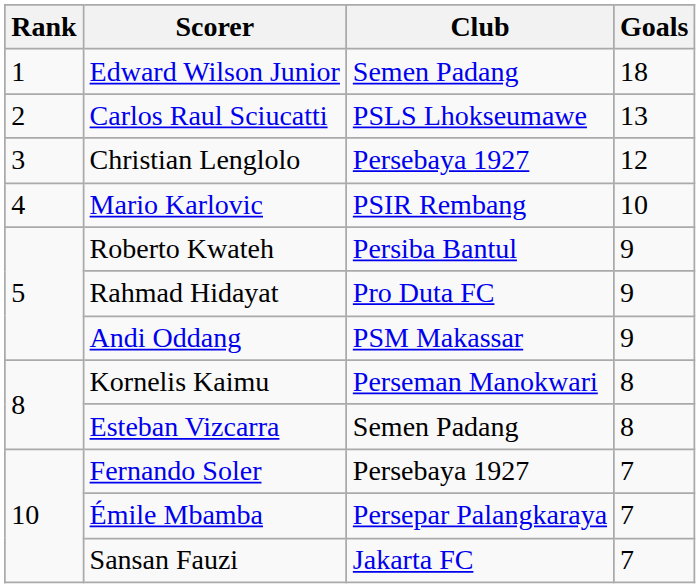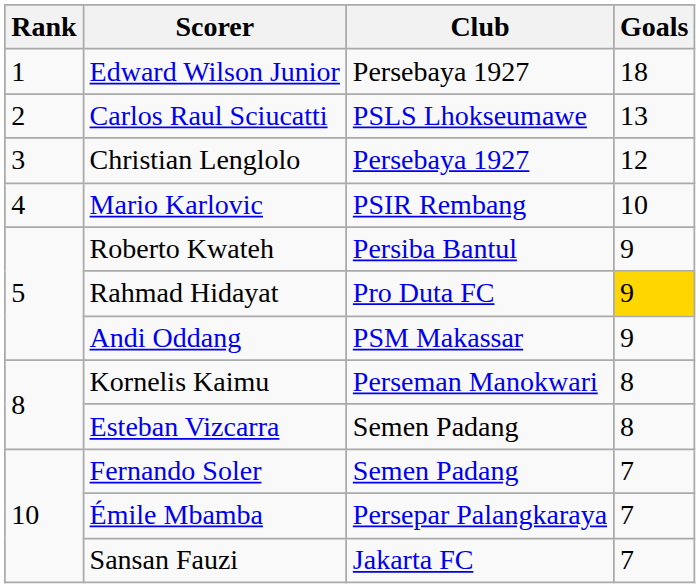(436, 71) Semen Padang -> (441, 71) Persebaya 1927
(627, 293) no background -> (627, 293) gold background
(441, 470) Persebaya 1927 -> (436, 470) Semen Padang
